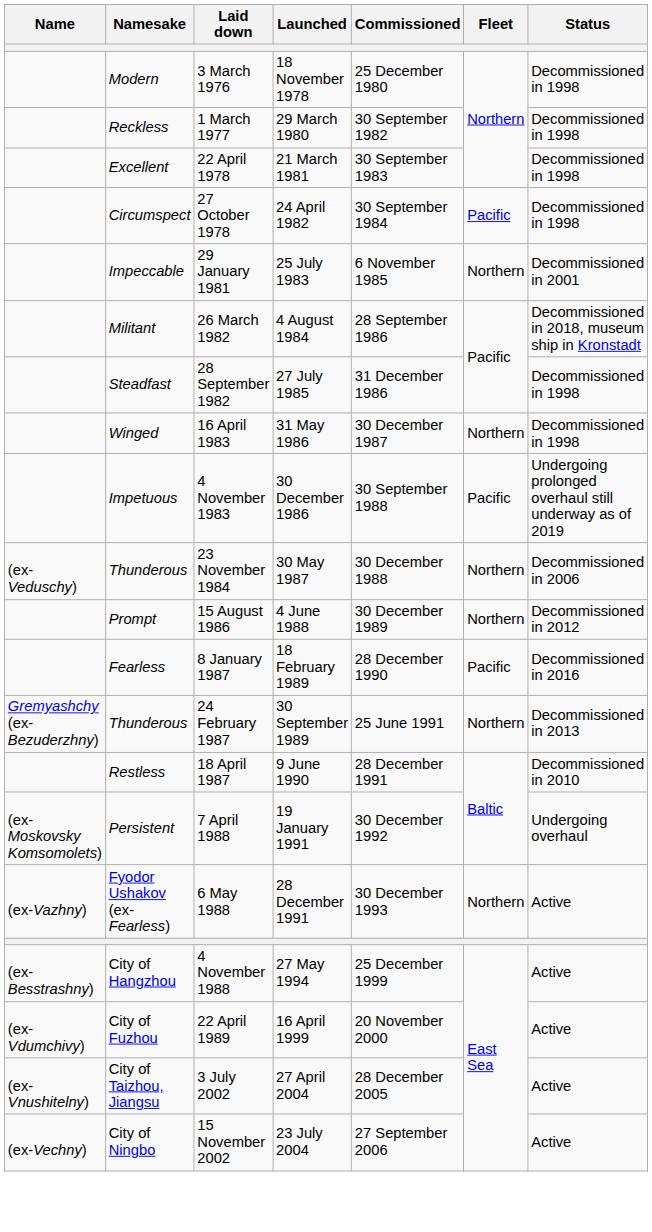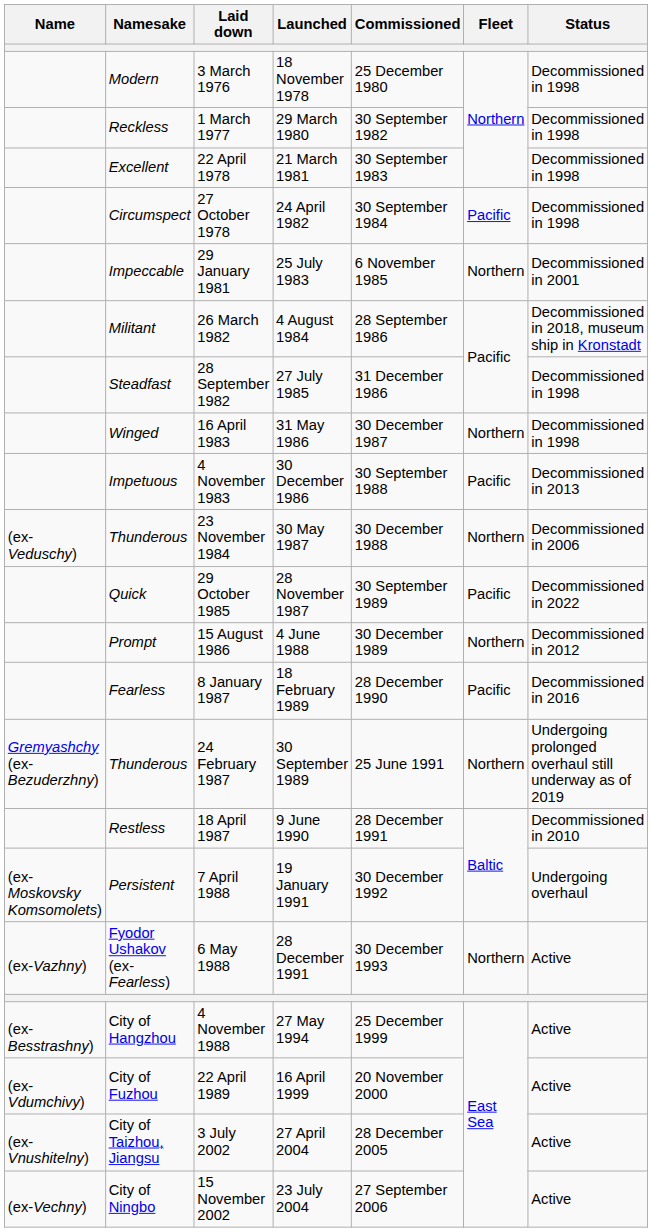(581, 498) Undergoing prolonged overhaul still underway as of 2019 -> (588, 481) Decommissioned in 2013
+ row: (223, 594)
(588, 723) Decommissioned in 2013 -> (581, 763) Undergoing prolonged overhaul still underway as of 2019
